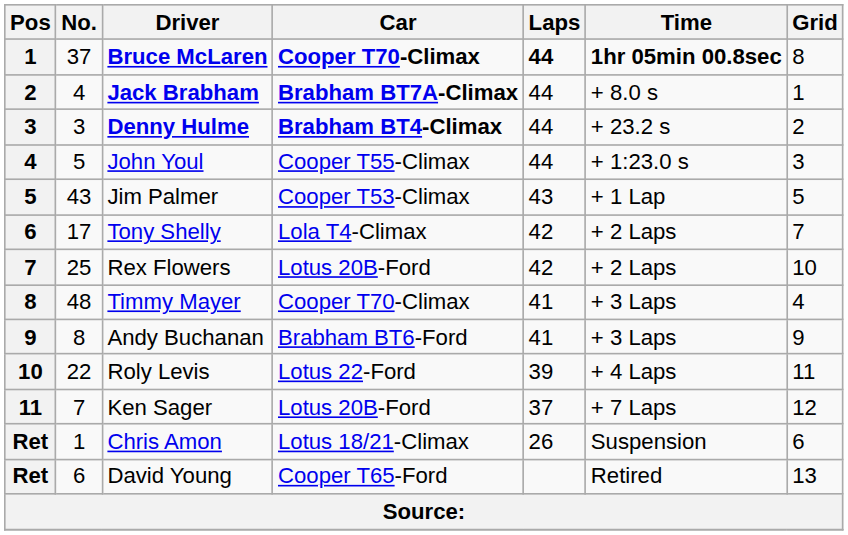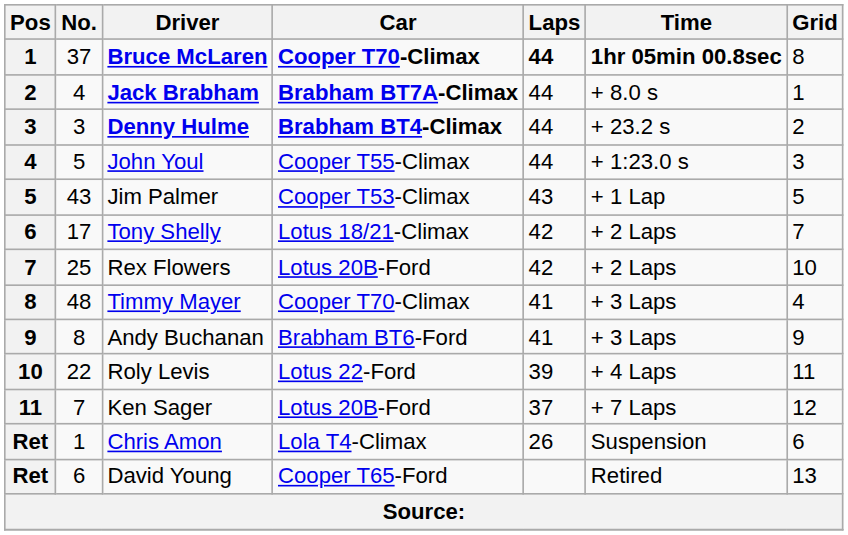(352, 232) Lola T4-Climax -> (373, 232) Lotus 18/21-Climax
(373, 441) Lotus 18/21-Climax -> (352, 441) Lola T4-Climax
